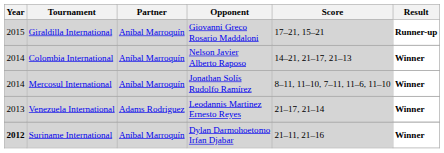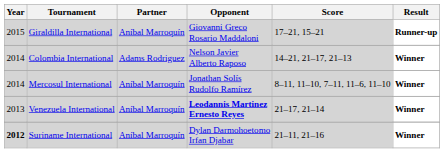(152, 58) Aníbal Marroquín -> (152, 58) Adams Rodriguez
(152, 109) Adams Rodriguez -> (152, 109) Aníbal Marroquín
(225, 109) normal -> (228, 109) bold
